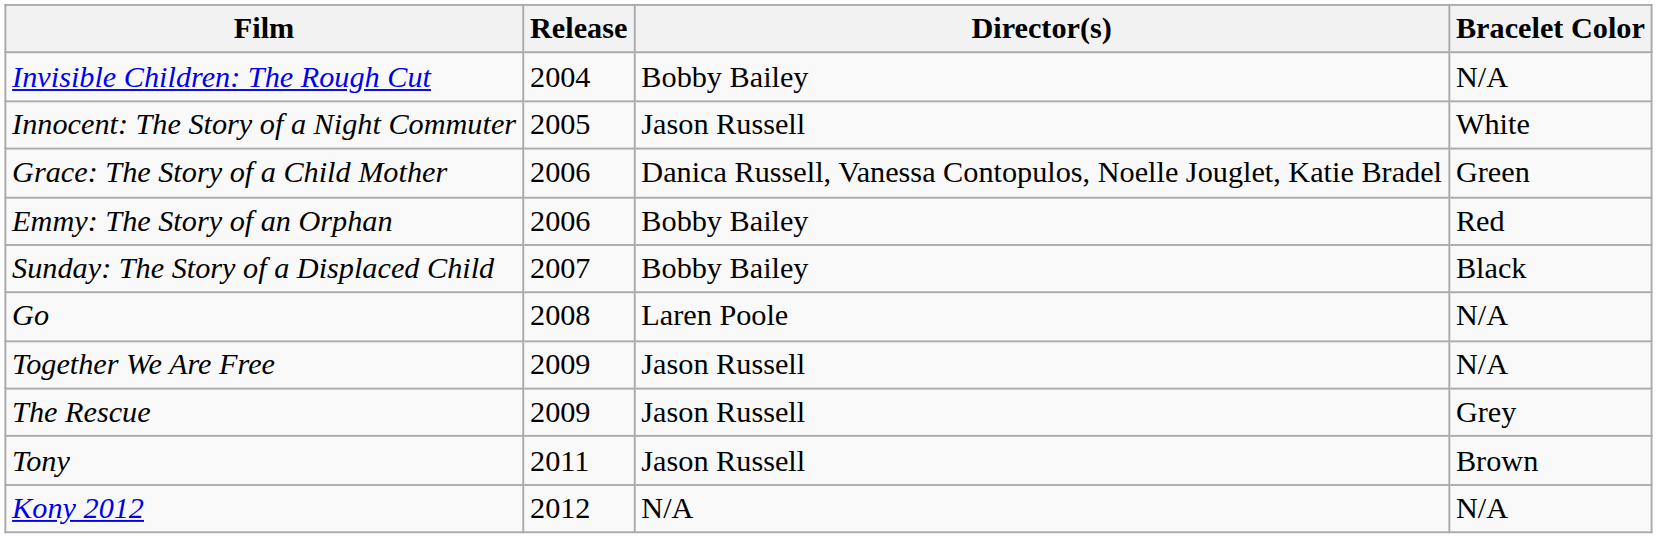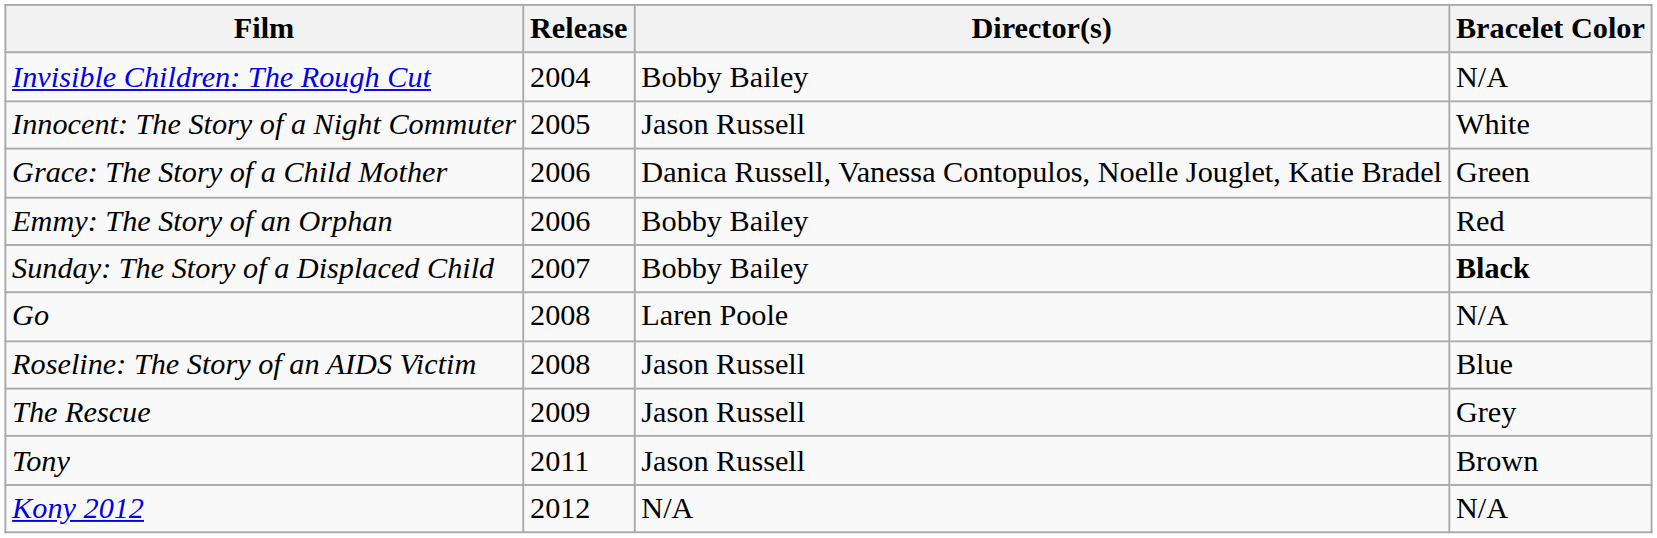(1491, 268) normal -> (1493, 268) bold
+ row: (244, 364)
- row: (144, 364)
